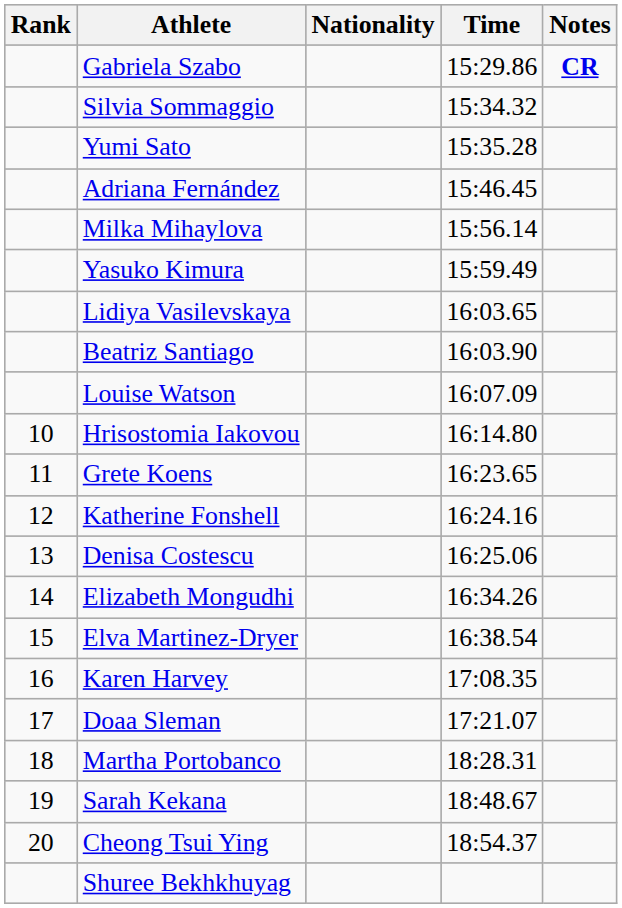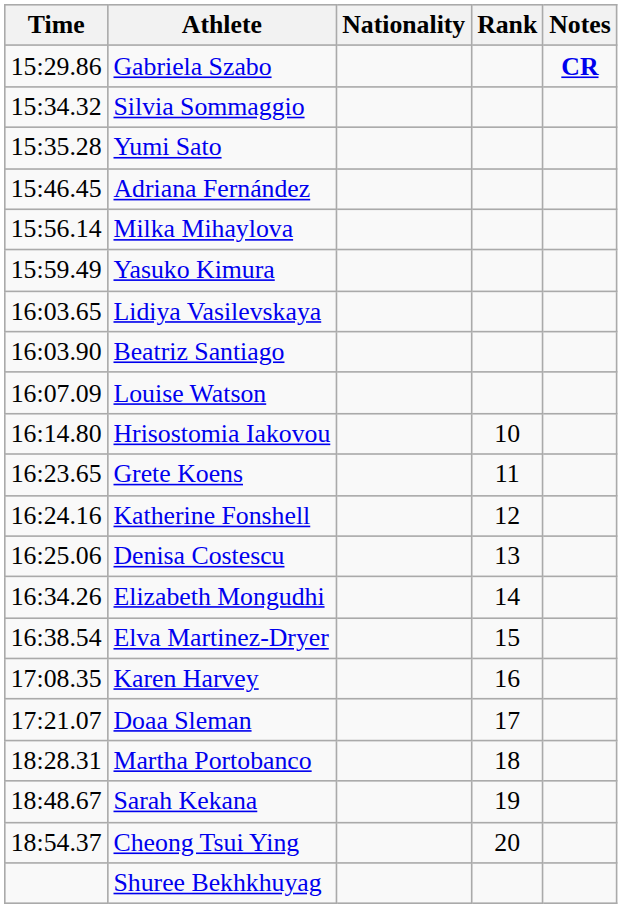columns swapped: (41, 24) <-> (492, 24)
